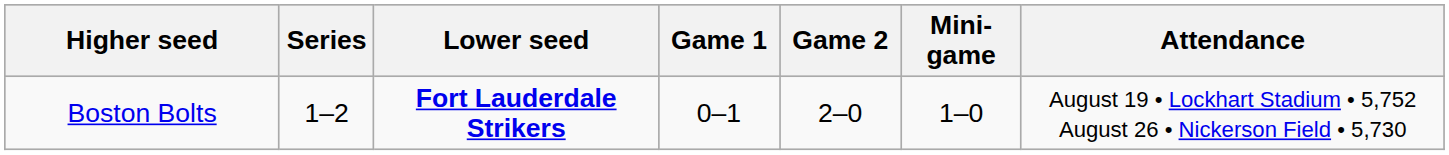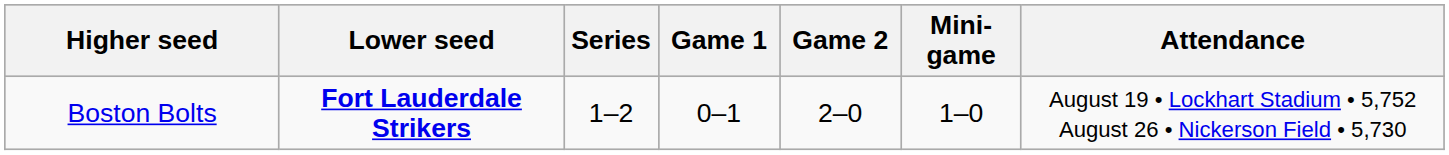columns swapped: (327, 40) <-> (516, 40)
